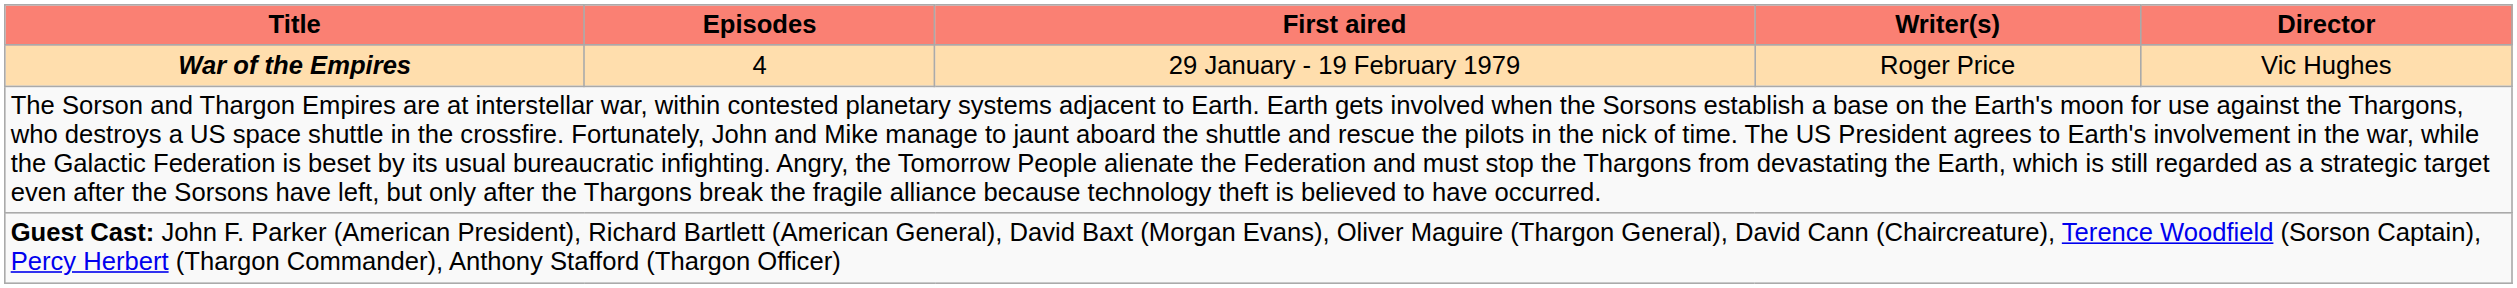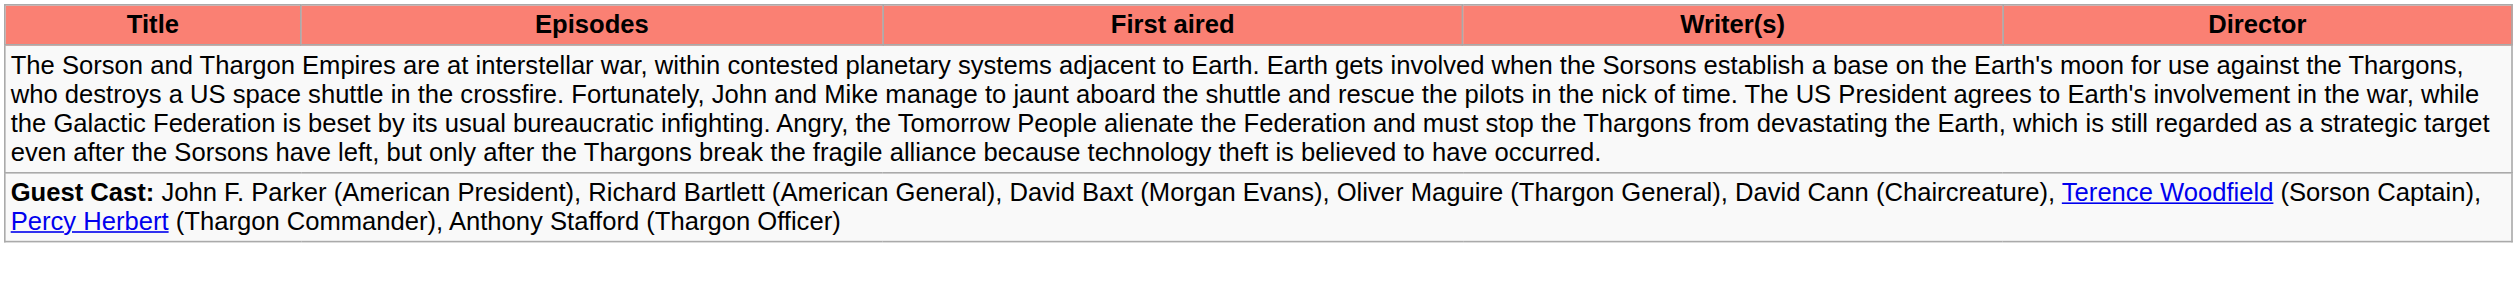- row: (295, 65)
